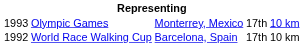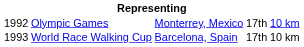(16, 23) 1993 -> (16, 23) 1992
(16, 38) 1992 -> (16, 38) 1993
